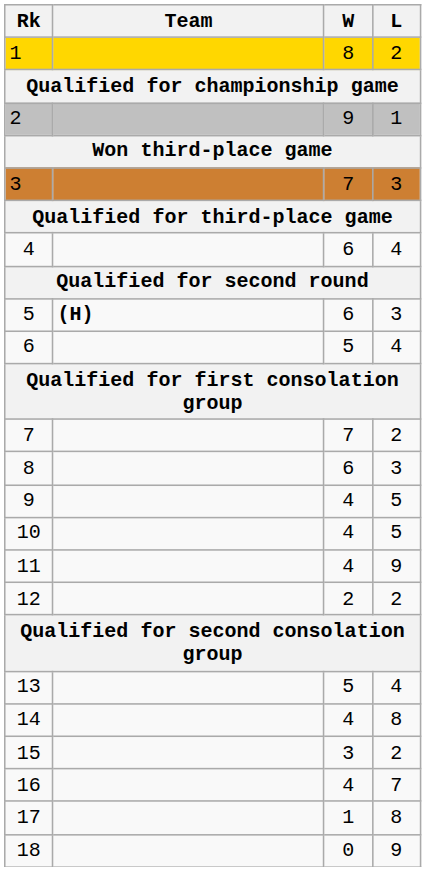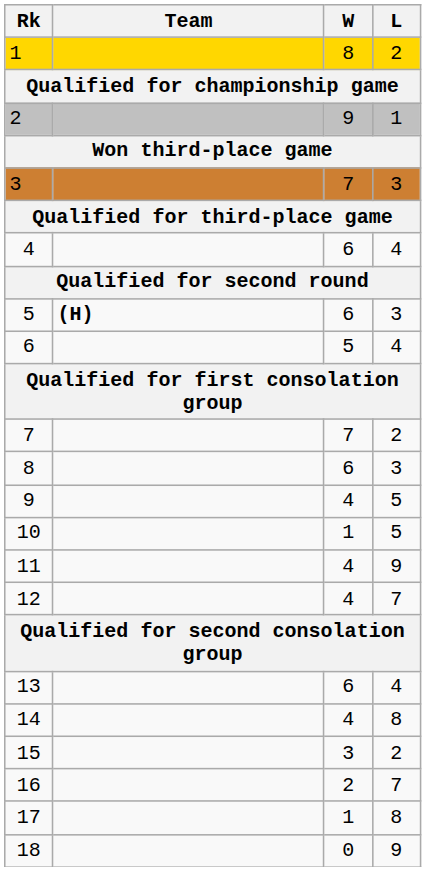(348, 534) 4 -> (348, 534) 1
(348, 599) 2 -> (348, 599) 4
(396, 599) 2 -> (396, 599) 7
(348, 687) 5 -> (348, 687) 6
(348, 785) 4 -> (348, 785) 2
